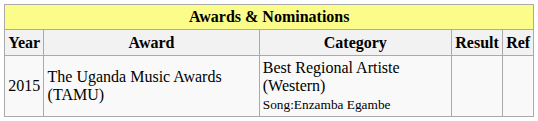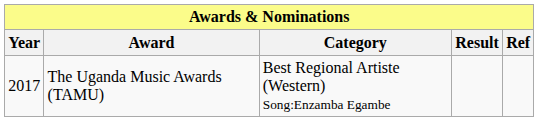(24, 85) 2015 -> (24, 85) 2017
